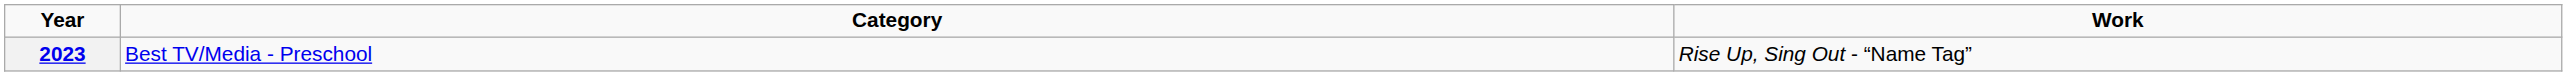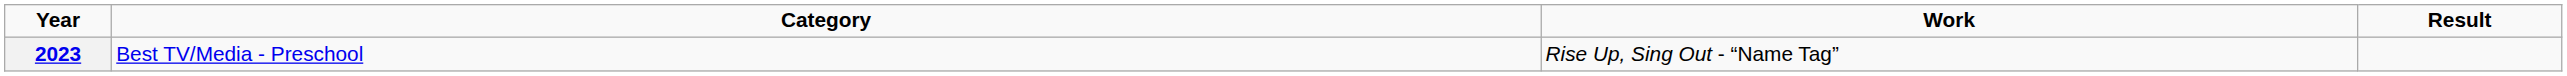+ column: (2460, 20)
